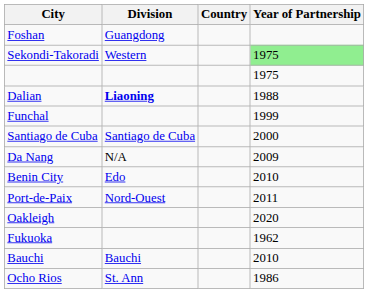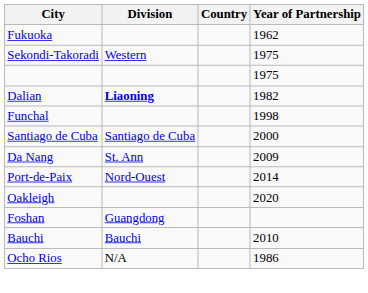rows swapped: (30, 237) <-> (26, 34)
(266, 55) lightgreen background -> (266, 55) no background
(266, 95) 1988 -> (266, 95) 1982
(266, 116) 1999 -> (266, 116) 1998
(116, 156) N/A -> (124, 156) St. Ann
- row: (35, 177)
(266, 197) 2011 -> (266, 177) 2014
(124, 278) St. Ann -> (116, 258) N/A
